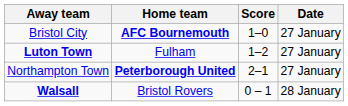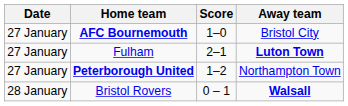columns swapped: (311, 14) <-> (58, 14)
(258, 52) 1–2 -> (216, 52) 2–1
(258, 71) 2–1 -> (216, 71) 1–2
